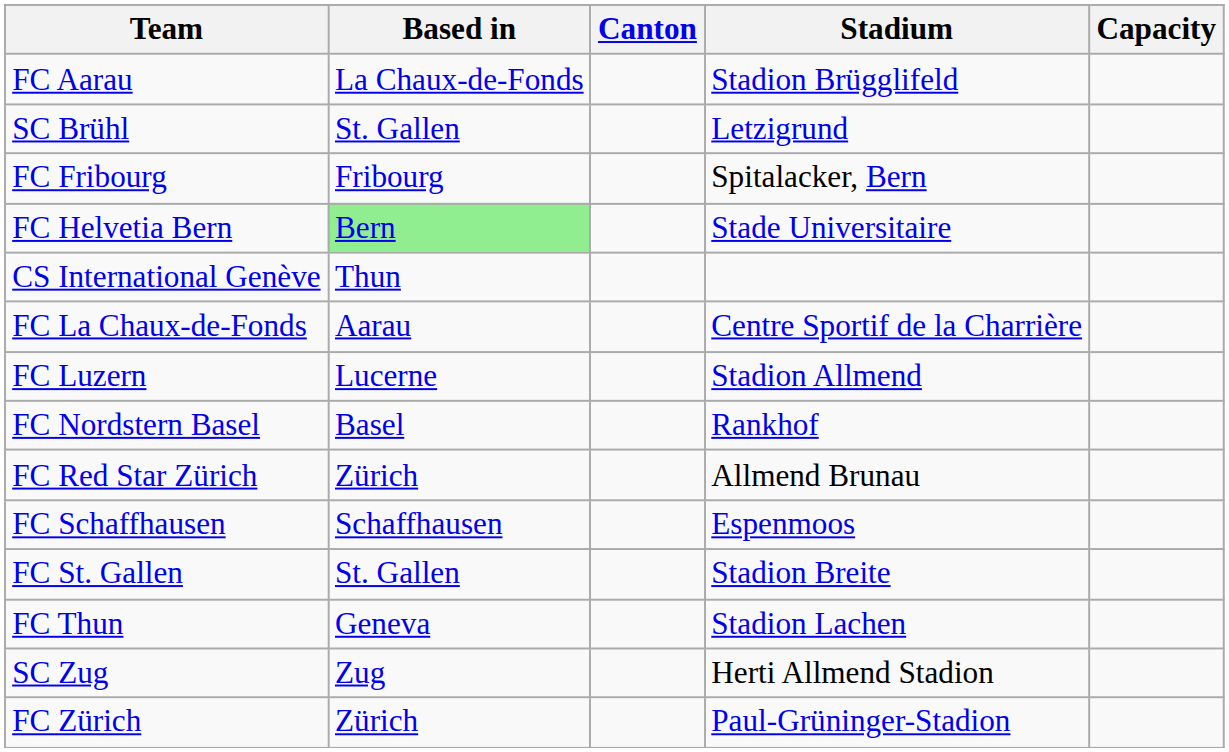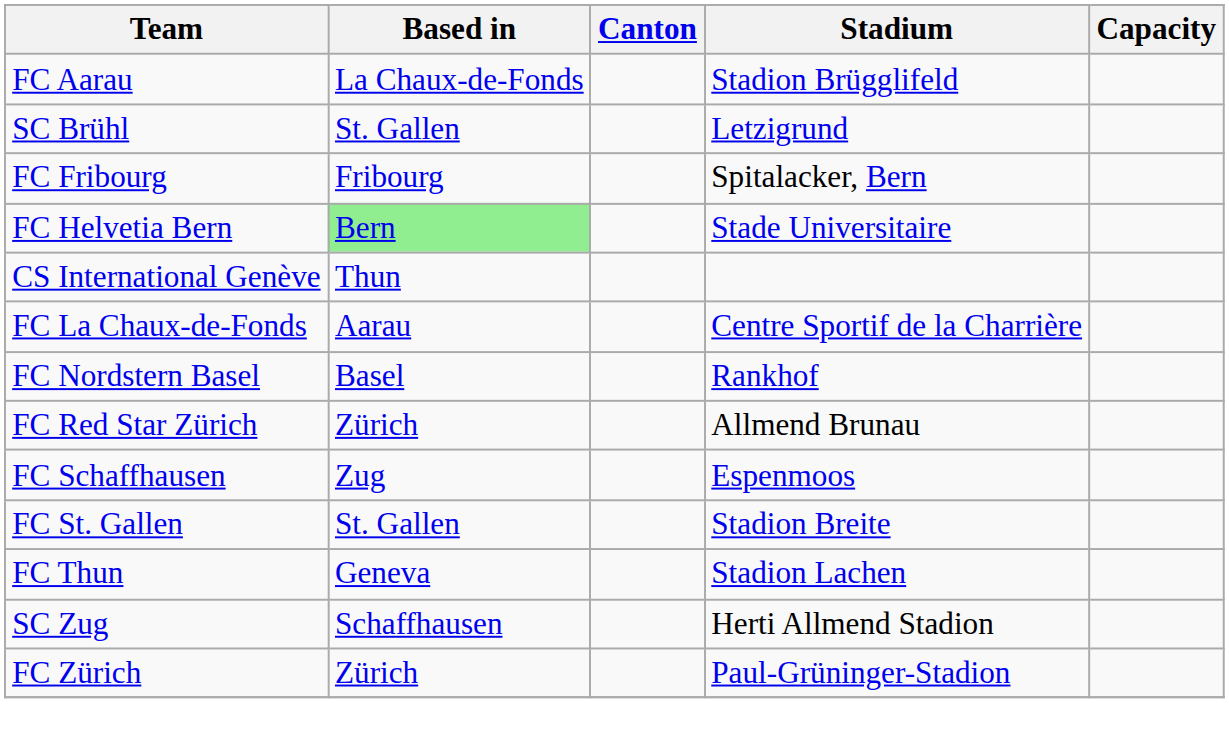- row: (79, 375)
(419, 524) Schaffhausen -> (360, 474) Zug
(360, 672) Zug -> (419, 623) Schaffhausen
